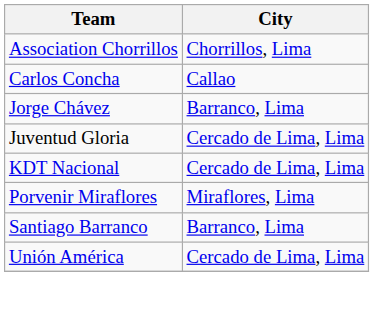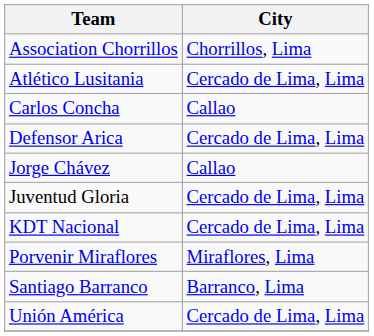+ row: (76, 78)
+ row: (66, 138)
(245, 108) Barranco, Lima -> (211, 167) Callao
